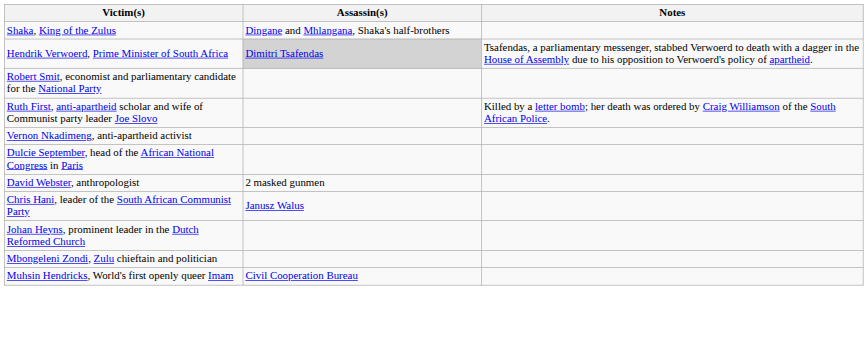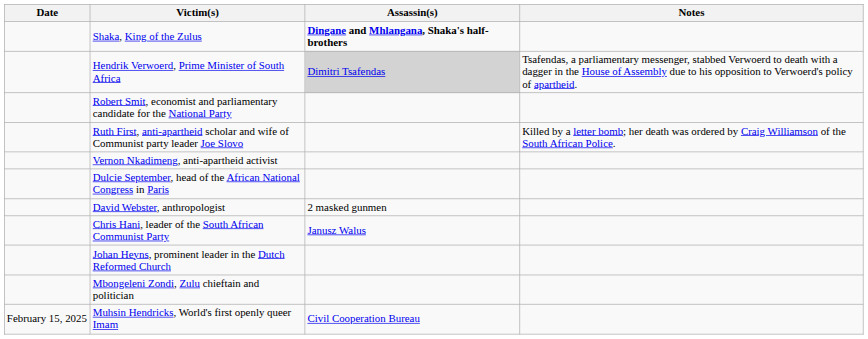+ column: (47, 13)
(347, 30) normal -> (398, 36) bold
